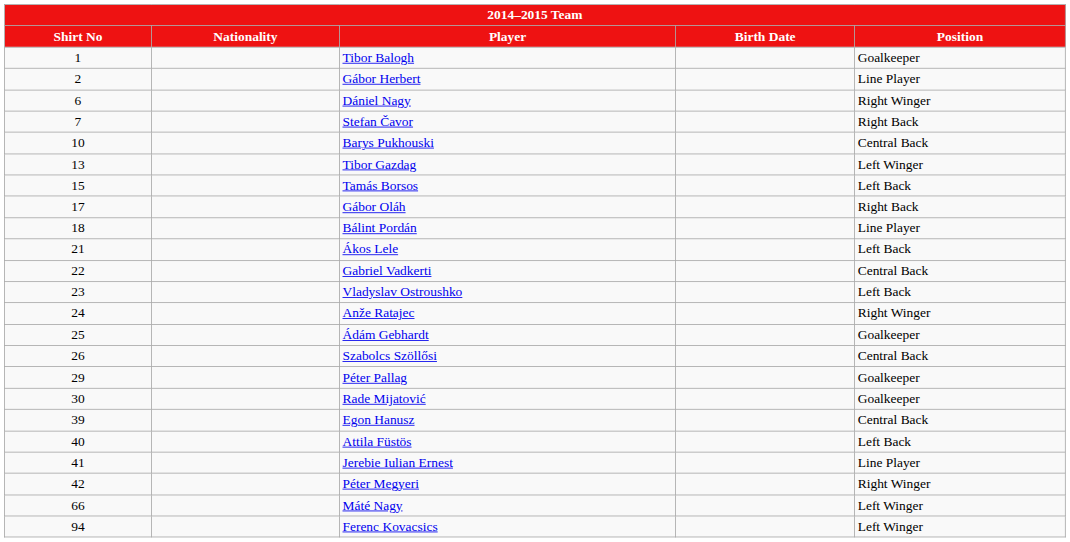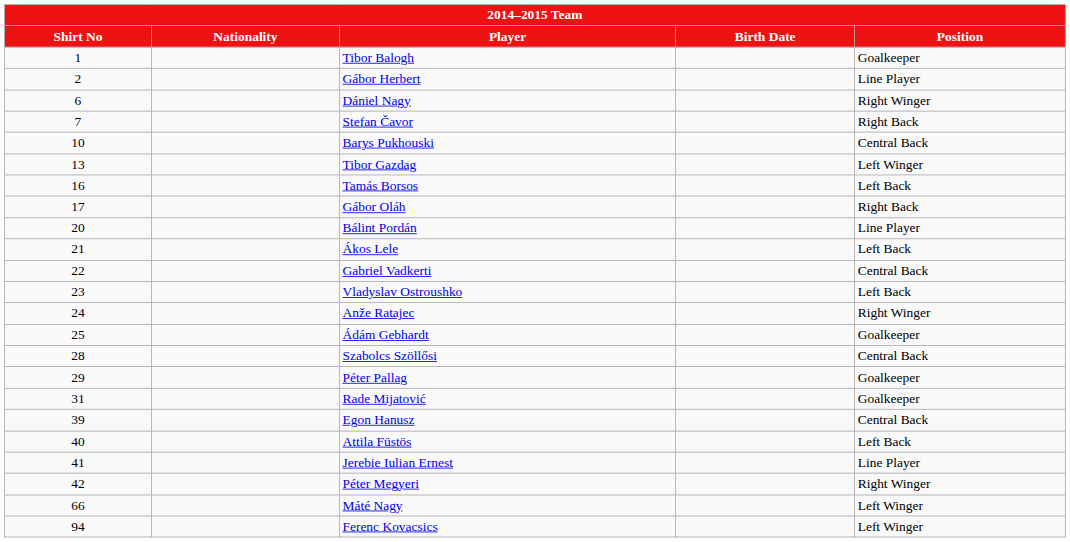(78, 185) 15 -> (78, 185) 16
(78, 228) 18 -> (78, 228) 20
(78, 356) 26 -> (78, 356) 28
(78, 398) 30 -> (78, 398) 31
